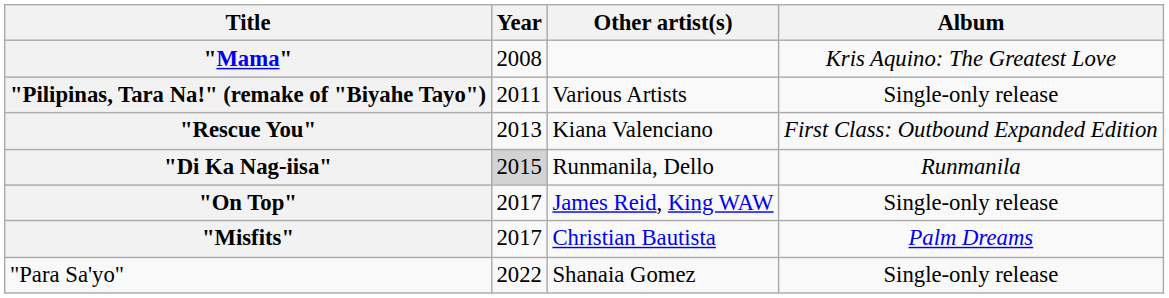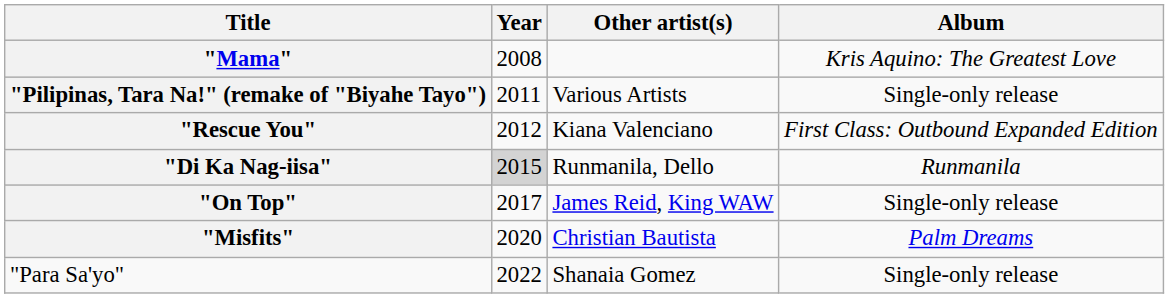(519, 130) 2013 -> (519, 130) 2012
(519, 238) 2017 -> (519, 238) 2020
